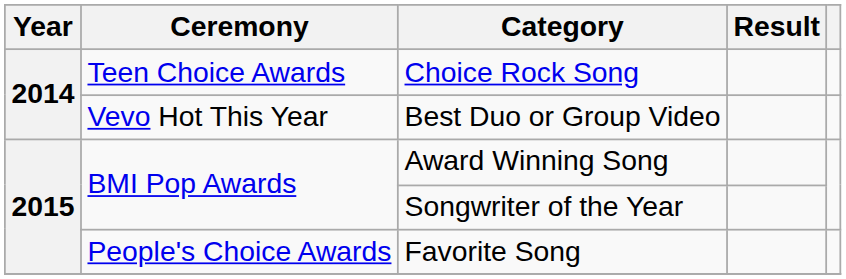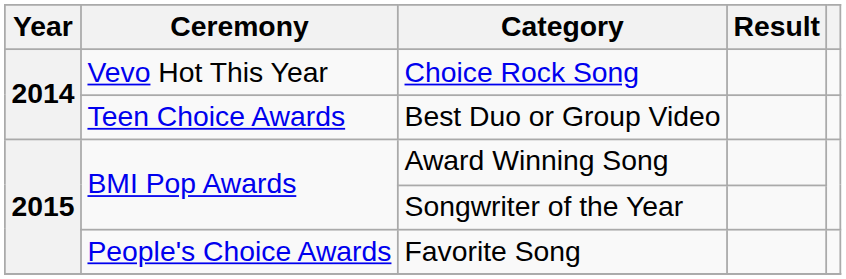(216, 71) Teen Choice Awards -> (208, 71) Vevo Hot This Year
(208, 116) Vevo Hot This Year -> (216, 116) Teen Choice Awards
